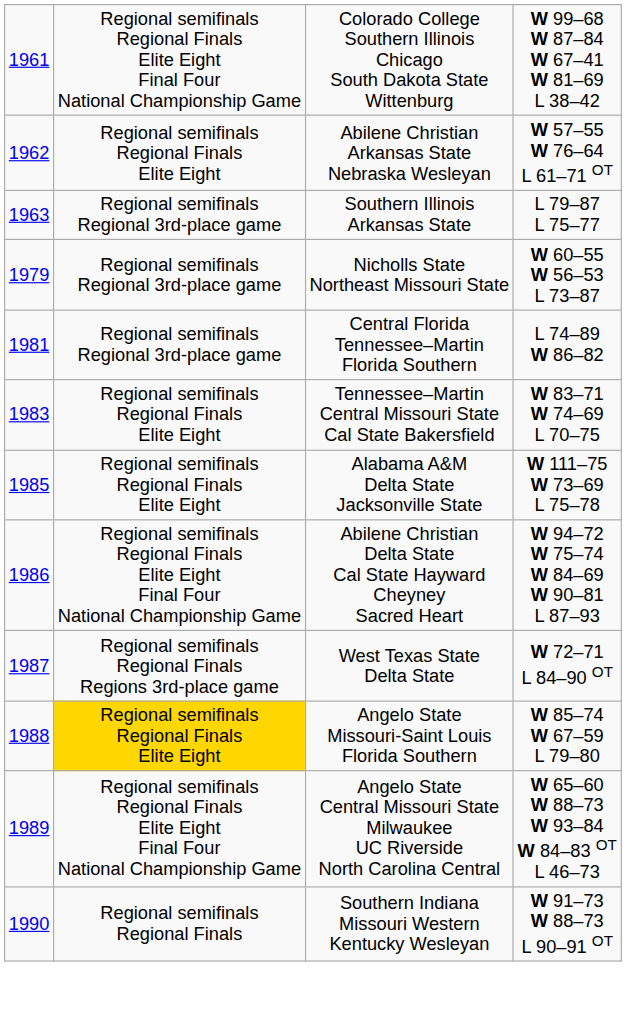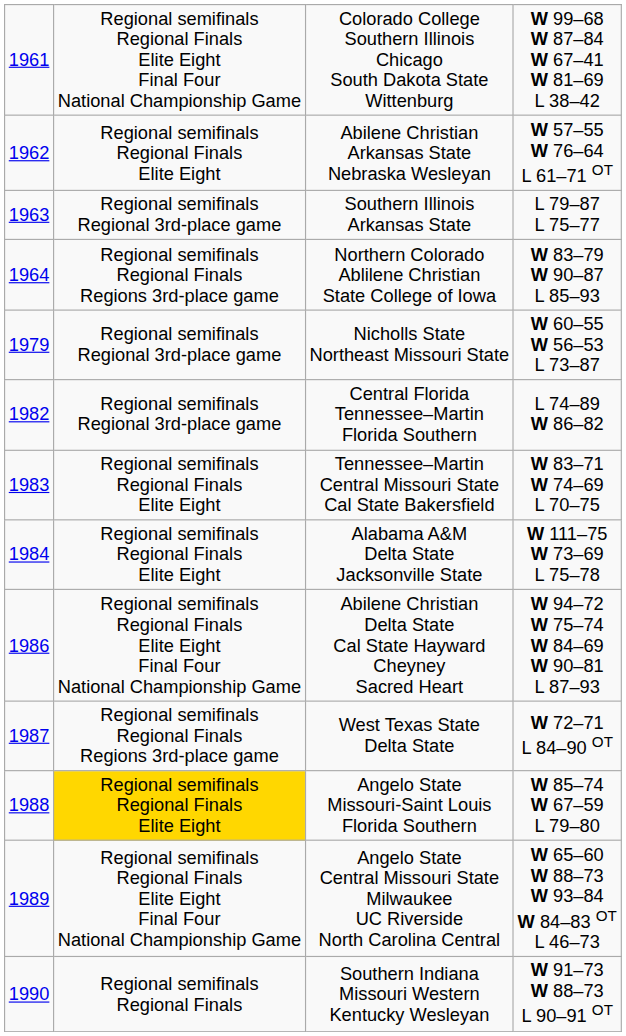+ row: (409, 274)
(29, 344) 1981 -> (29, 414) 1982
(29, 484) 1985 -> (29, 554) 1984
